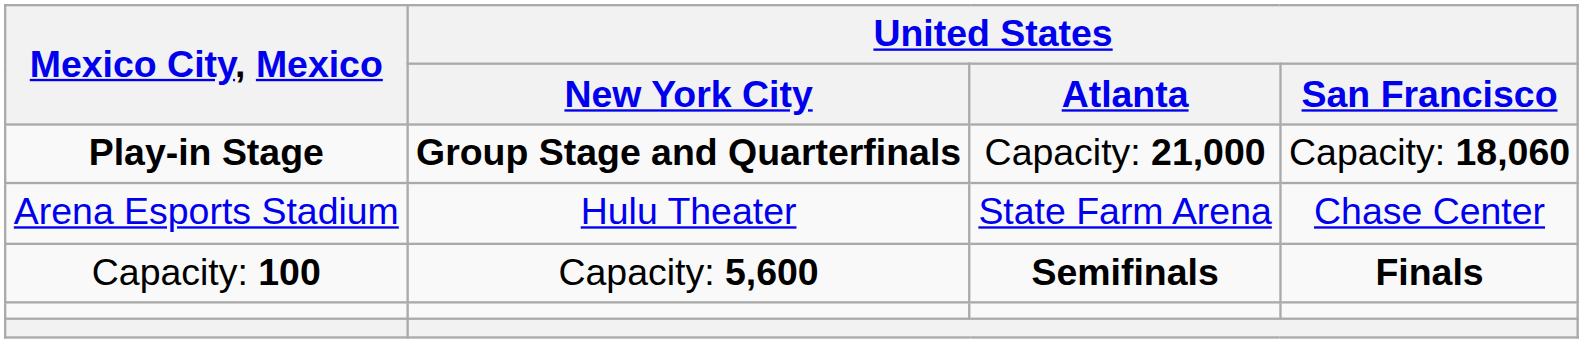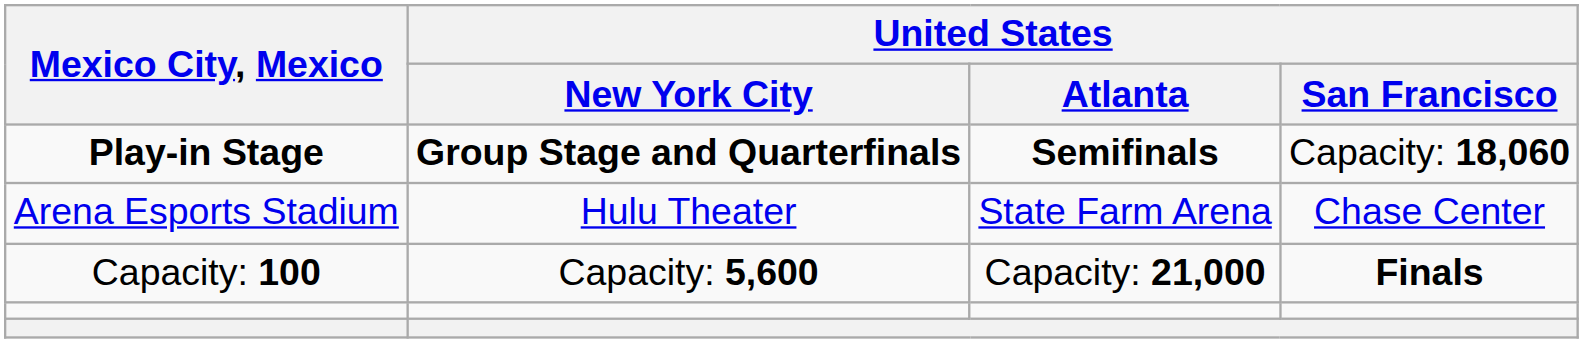(1125, 152) Capacity: 21,000 -> (1125, 152) Semifinals
(1125, 271) Semifinals -> (1125, 271) Capacity: 21,000
